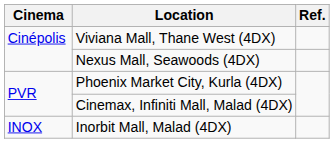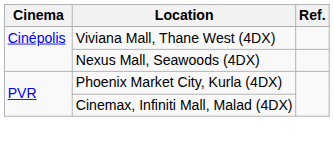- row: (154, 127)
